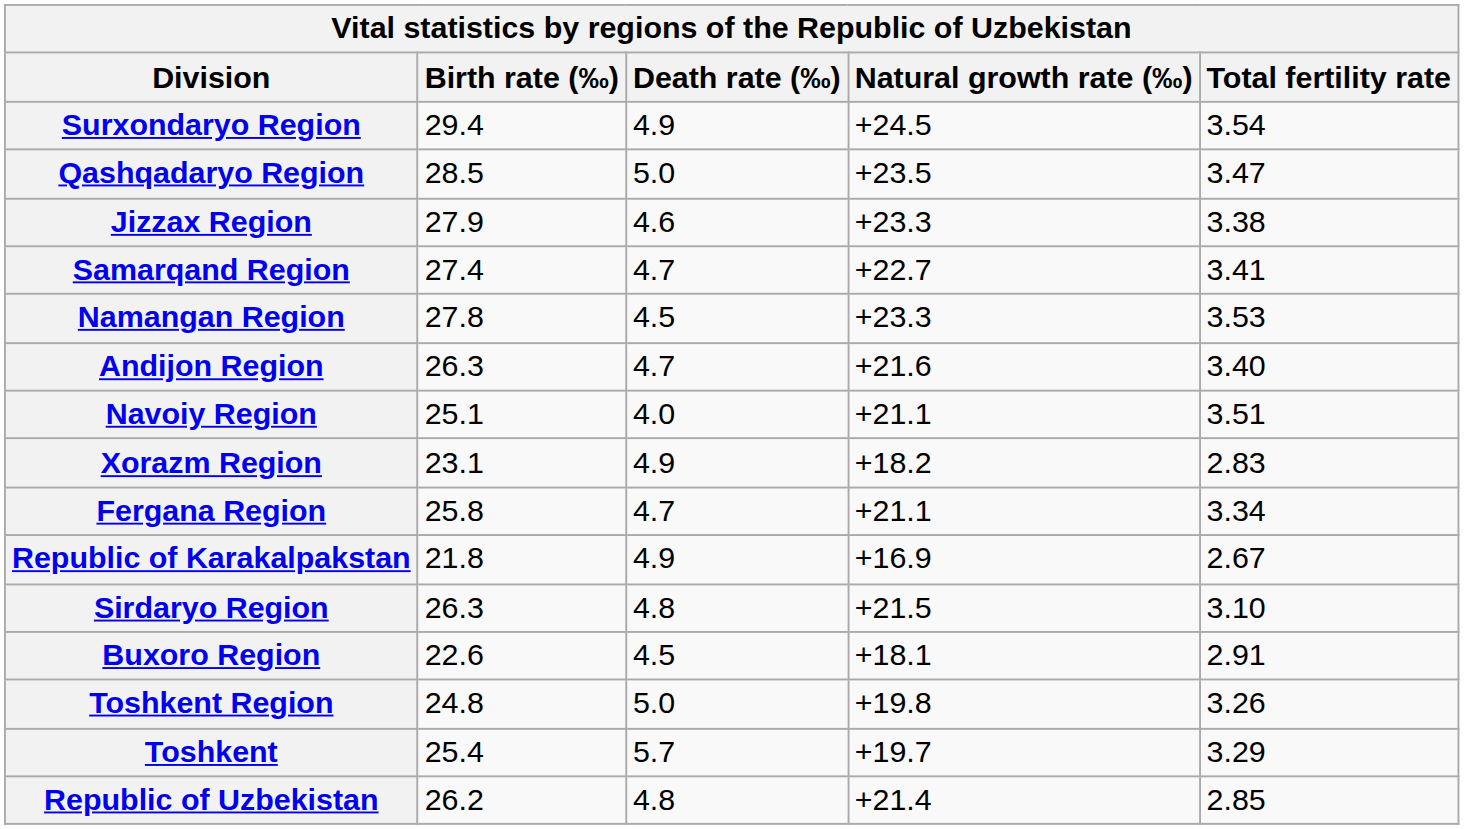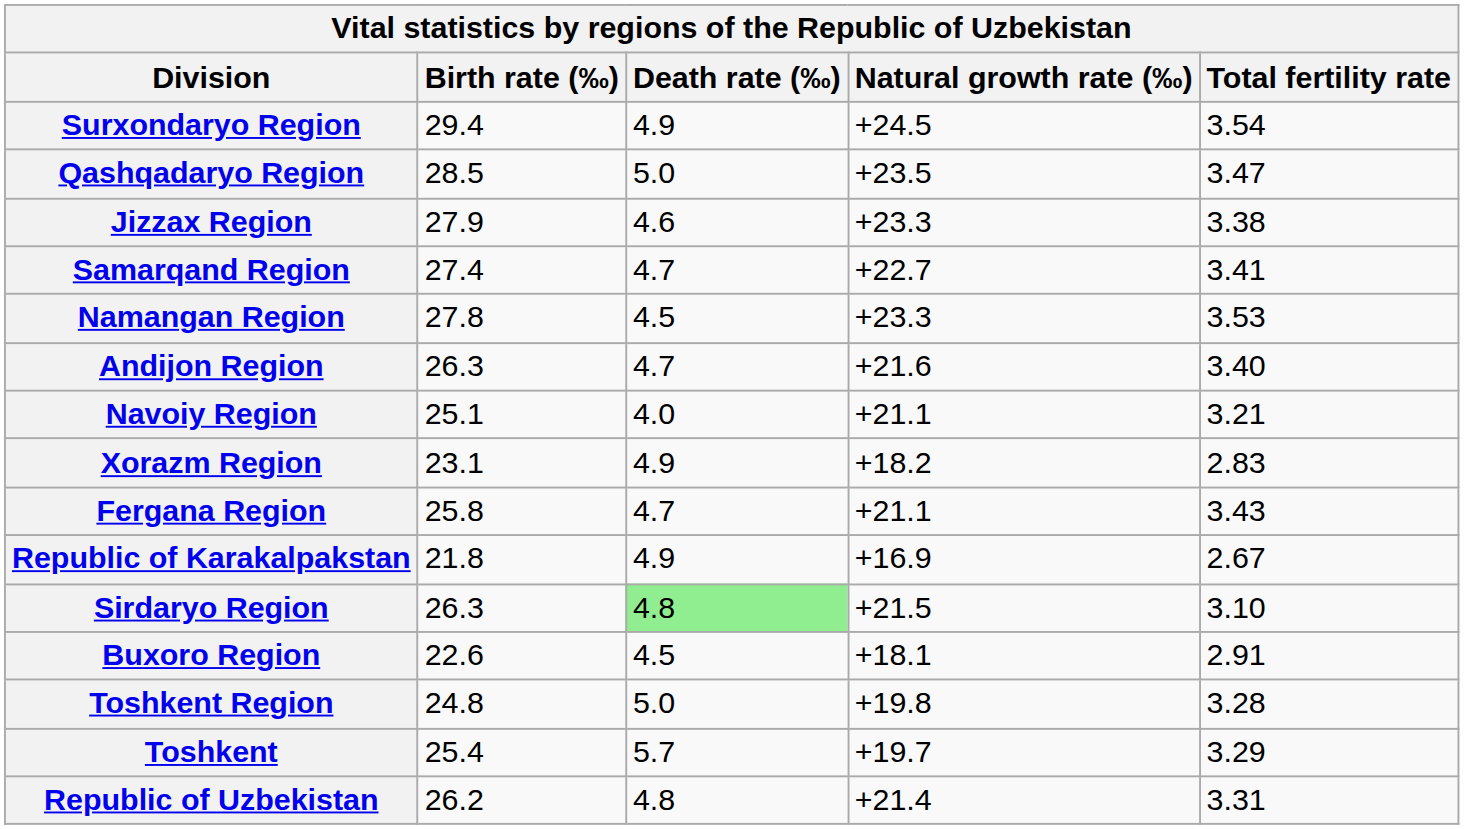(1236, 414) 3.51 -> (1236, 414) 3.21
(1236, 510) 3.34 -> (1236, 510) 3.43
(654, 607) no background -> (654, 607) lightgreen background
(1236, 703) 3.26 -> (1236, 703) 3.28
(1236, 800) 2.85 -> (1236, 800) 3.31
